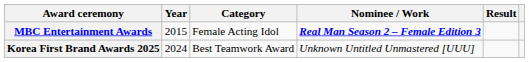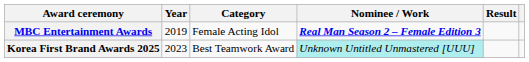(176, 31) 2015 -> (176, 31) 2019
(176, 48) 2024 -> (176, 48) 2023
(387, 48) no background -> (387, 48) paleturquoise background
